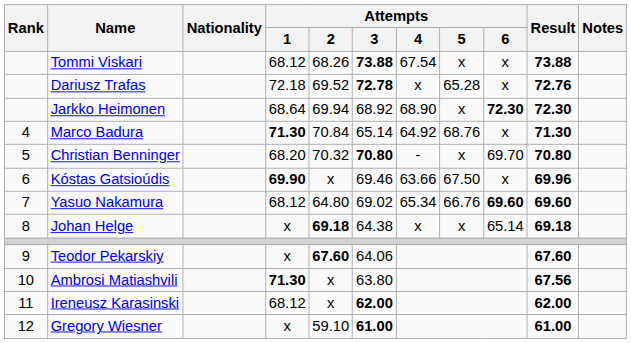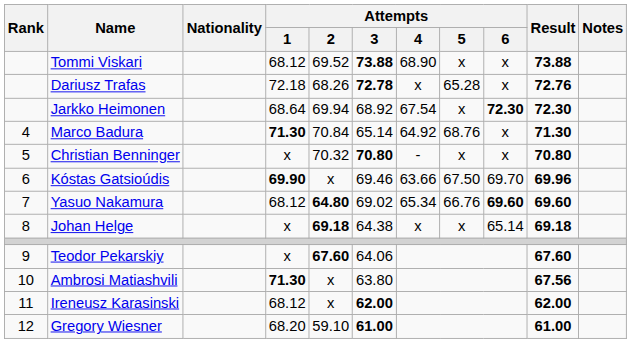(331, 62) 68.26 -> (331, 62) 69.52
(418, 62) 67.54 -> (418, 62) 68.90
(331, 86) 69.52 -> (331, 86) 68.26
(418, 109) 68.90 -> (418, 109) 67.54
(287, 156) 68.20 -> (287, 156) x
(505, 156) 69.70 -> (505, 156) x
(505, 179) x -> (505, 179) 69.70
(331, 202) normal -> (331, 202) bold
(287, 326) x -> (287, 326) 68.20
